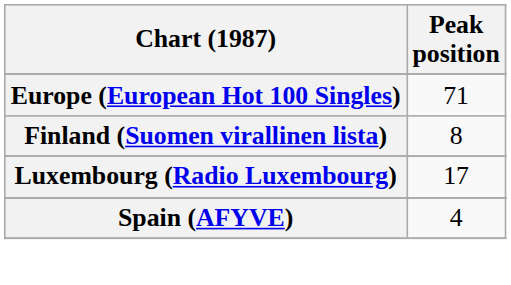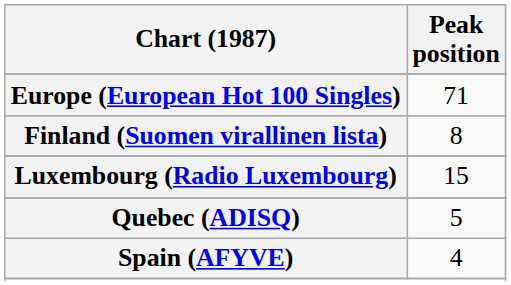(456, 176) 17 -> (456, 176) 15
+ row: (206, 217)
